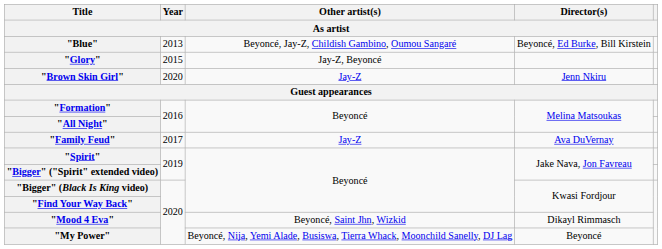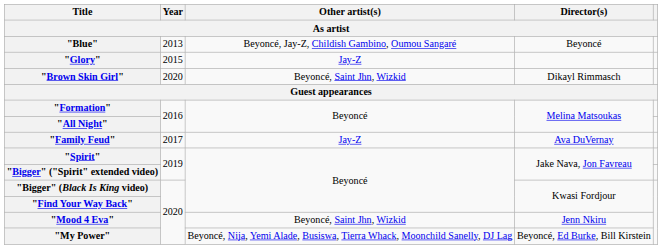(584, 44) Beyoncé, Ed Burke, Bill Kirstein -> (584, 44) Beyoncé
(350, 60) Jay-Z, Beyoncé -> (350, 60) Jay-Z
(350, 76) Jay-Z -> (350, 76) Beyoncé, Saint Jhn, Wizkid
(584, 76) Jenn Nkiru -> (584, 76) Dikayl Rimmasch
(584, 220) Dikayl Rimmasch -> (584, 220) Jenn Nkiru
(584, 236) Beyoncé -> (584, 236) Beyoncé, Ed Burke, Bill Kirstein
